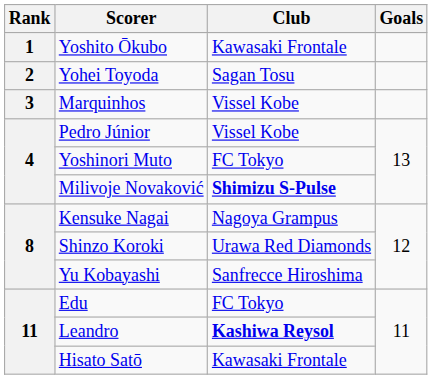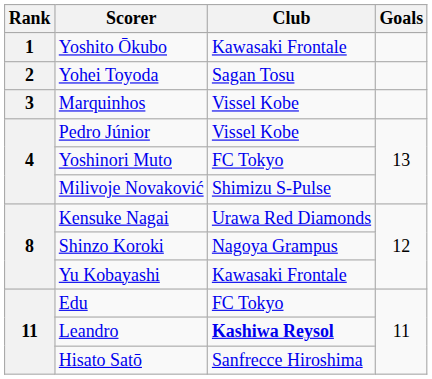(274, 189) bold -> (271, 189) normal
(275, 217) Nagoya Grampus -> (292, 217) Urawa Red Diamonds
(292, 246) Urawa Red Diamonds -> (275, 246) Nagoya Grampus
(287, 274) Sanfrecce Hiroshima -> (279, 274) Kawasaki Frontale
(279, 359) Kawasaki Frontale -> (287, 359) Sanfrecce Hiroshima
